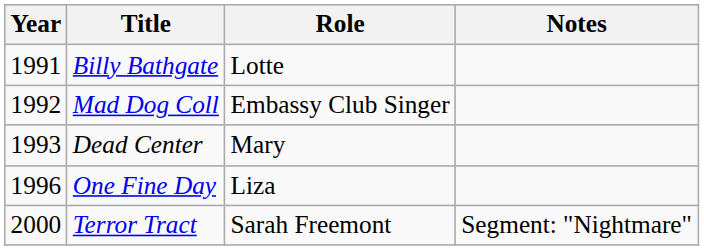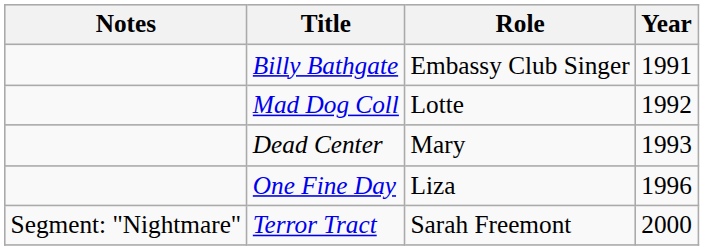columns swapped: (36, 24) <-> (577, 24)
(257, 64) Lotte -> (520, 64) Embassy Club Singer
(340, 104) Embassy Club Singer -> (437, 104) Lotte
